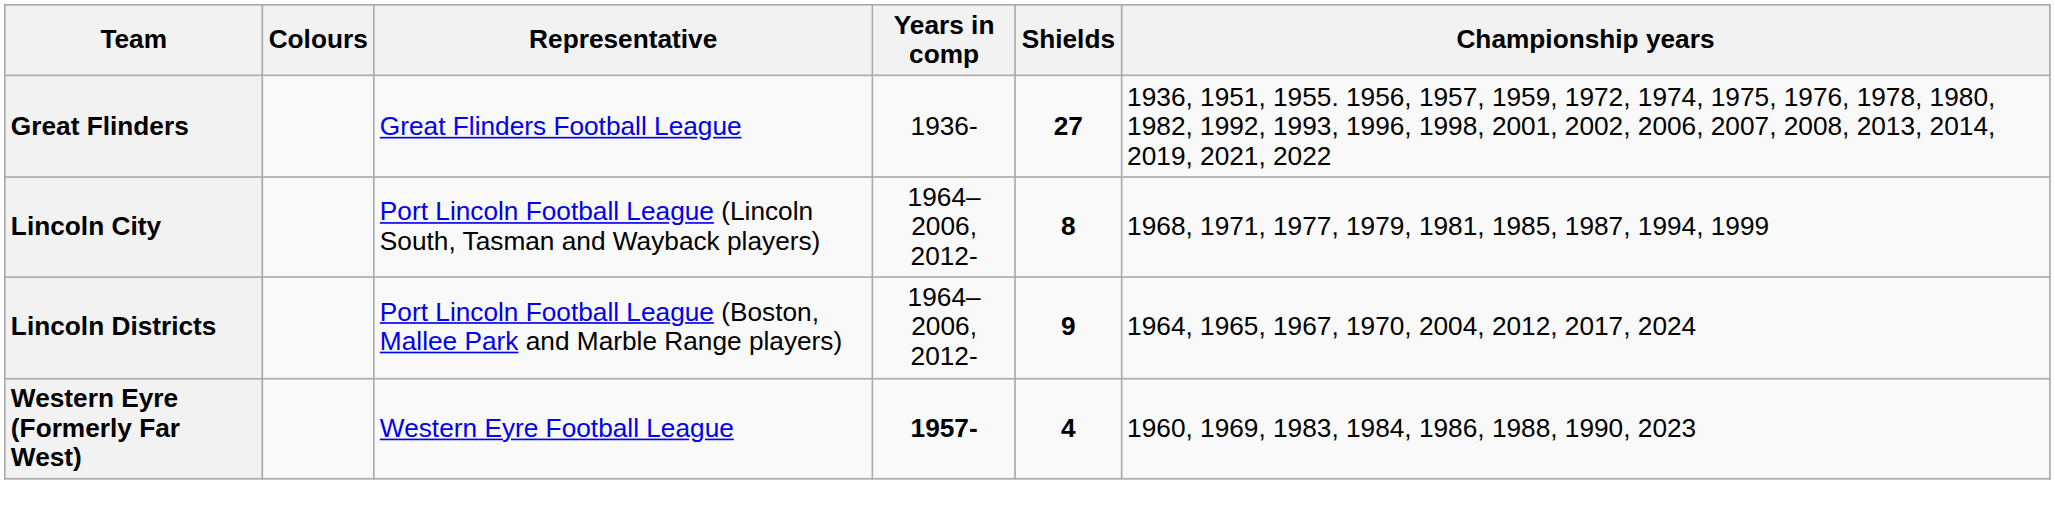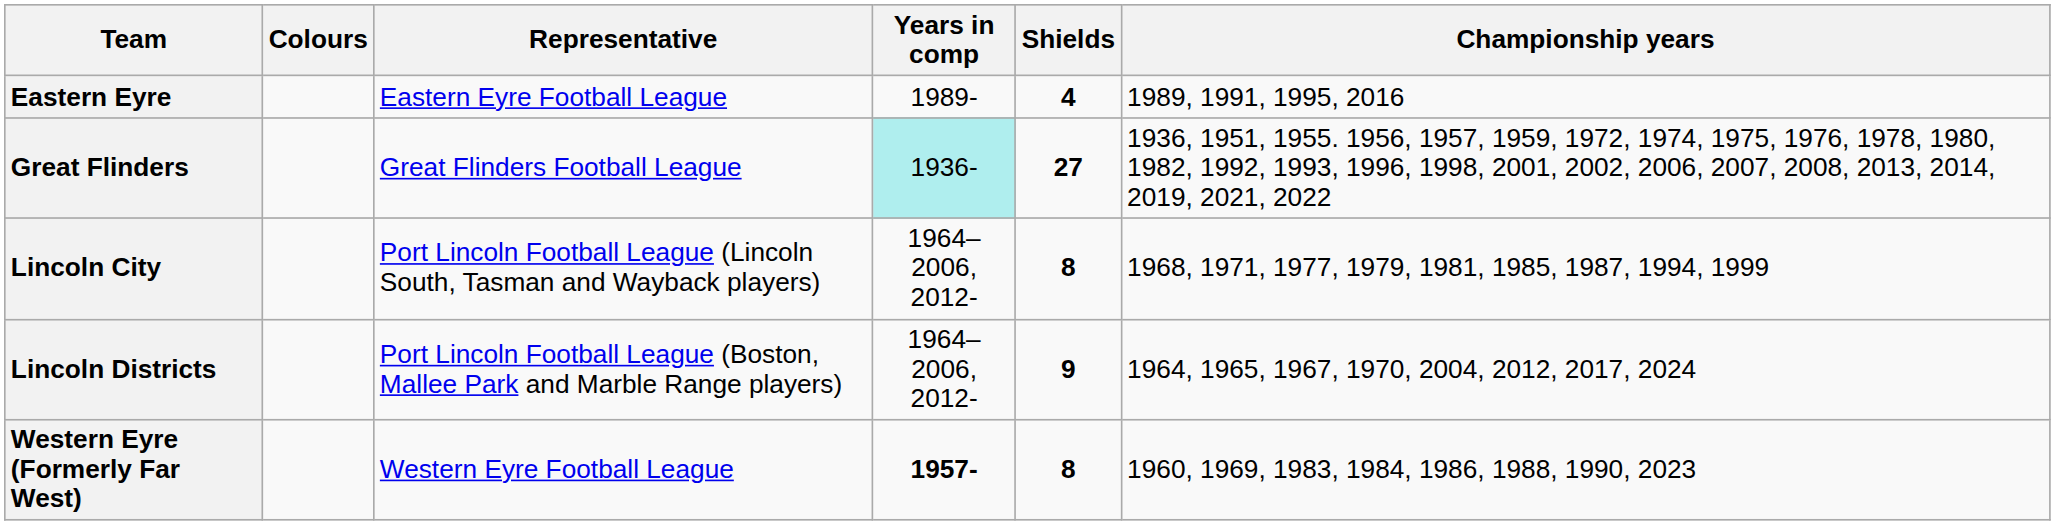+ row: (91, 96)
(944, 125) no background -> (944, 167) paleturquoise background
(1068, 427) 4 -> (1068, 469) 8
